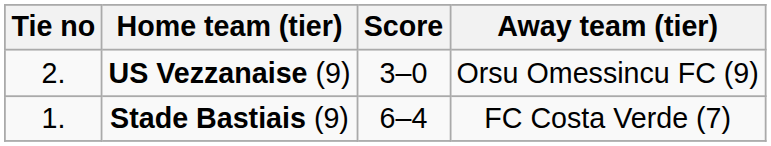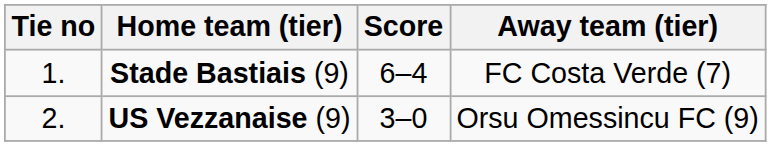rows swapped: (229, 118) <-> (229, 72)
